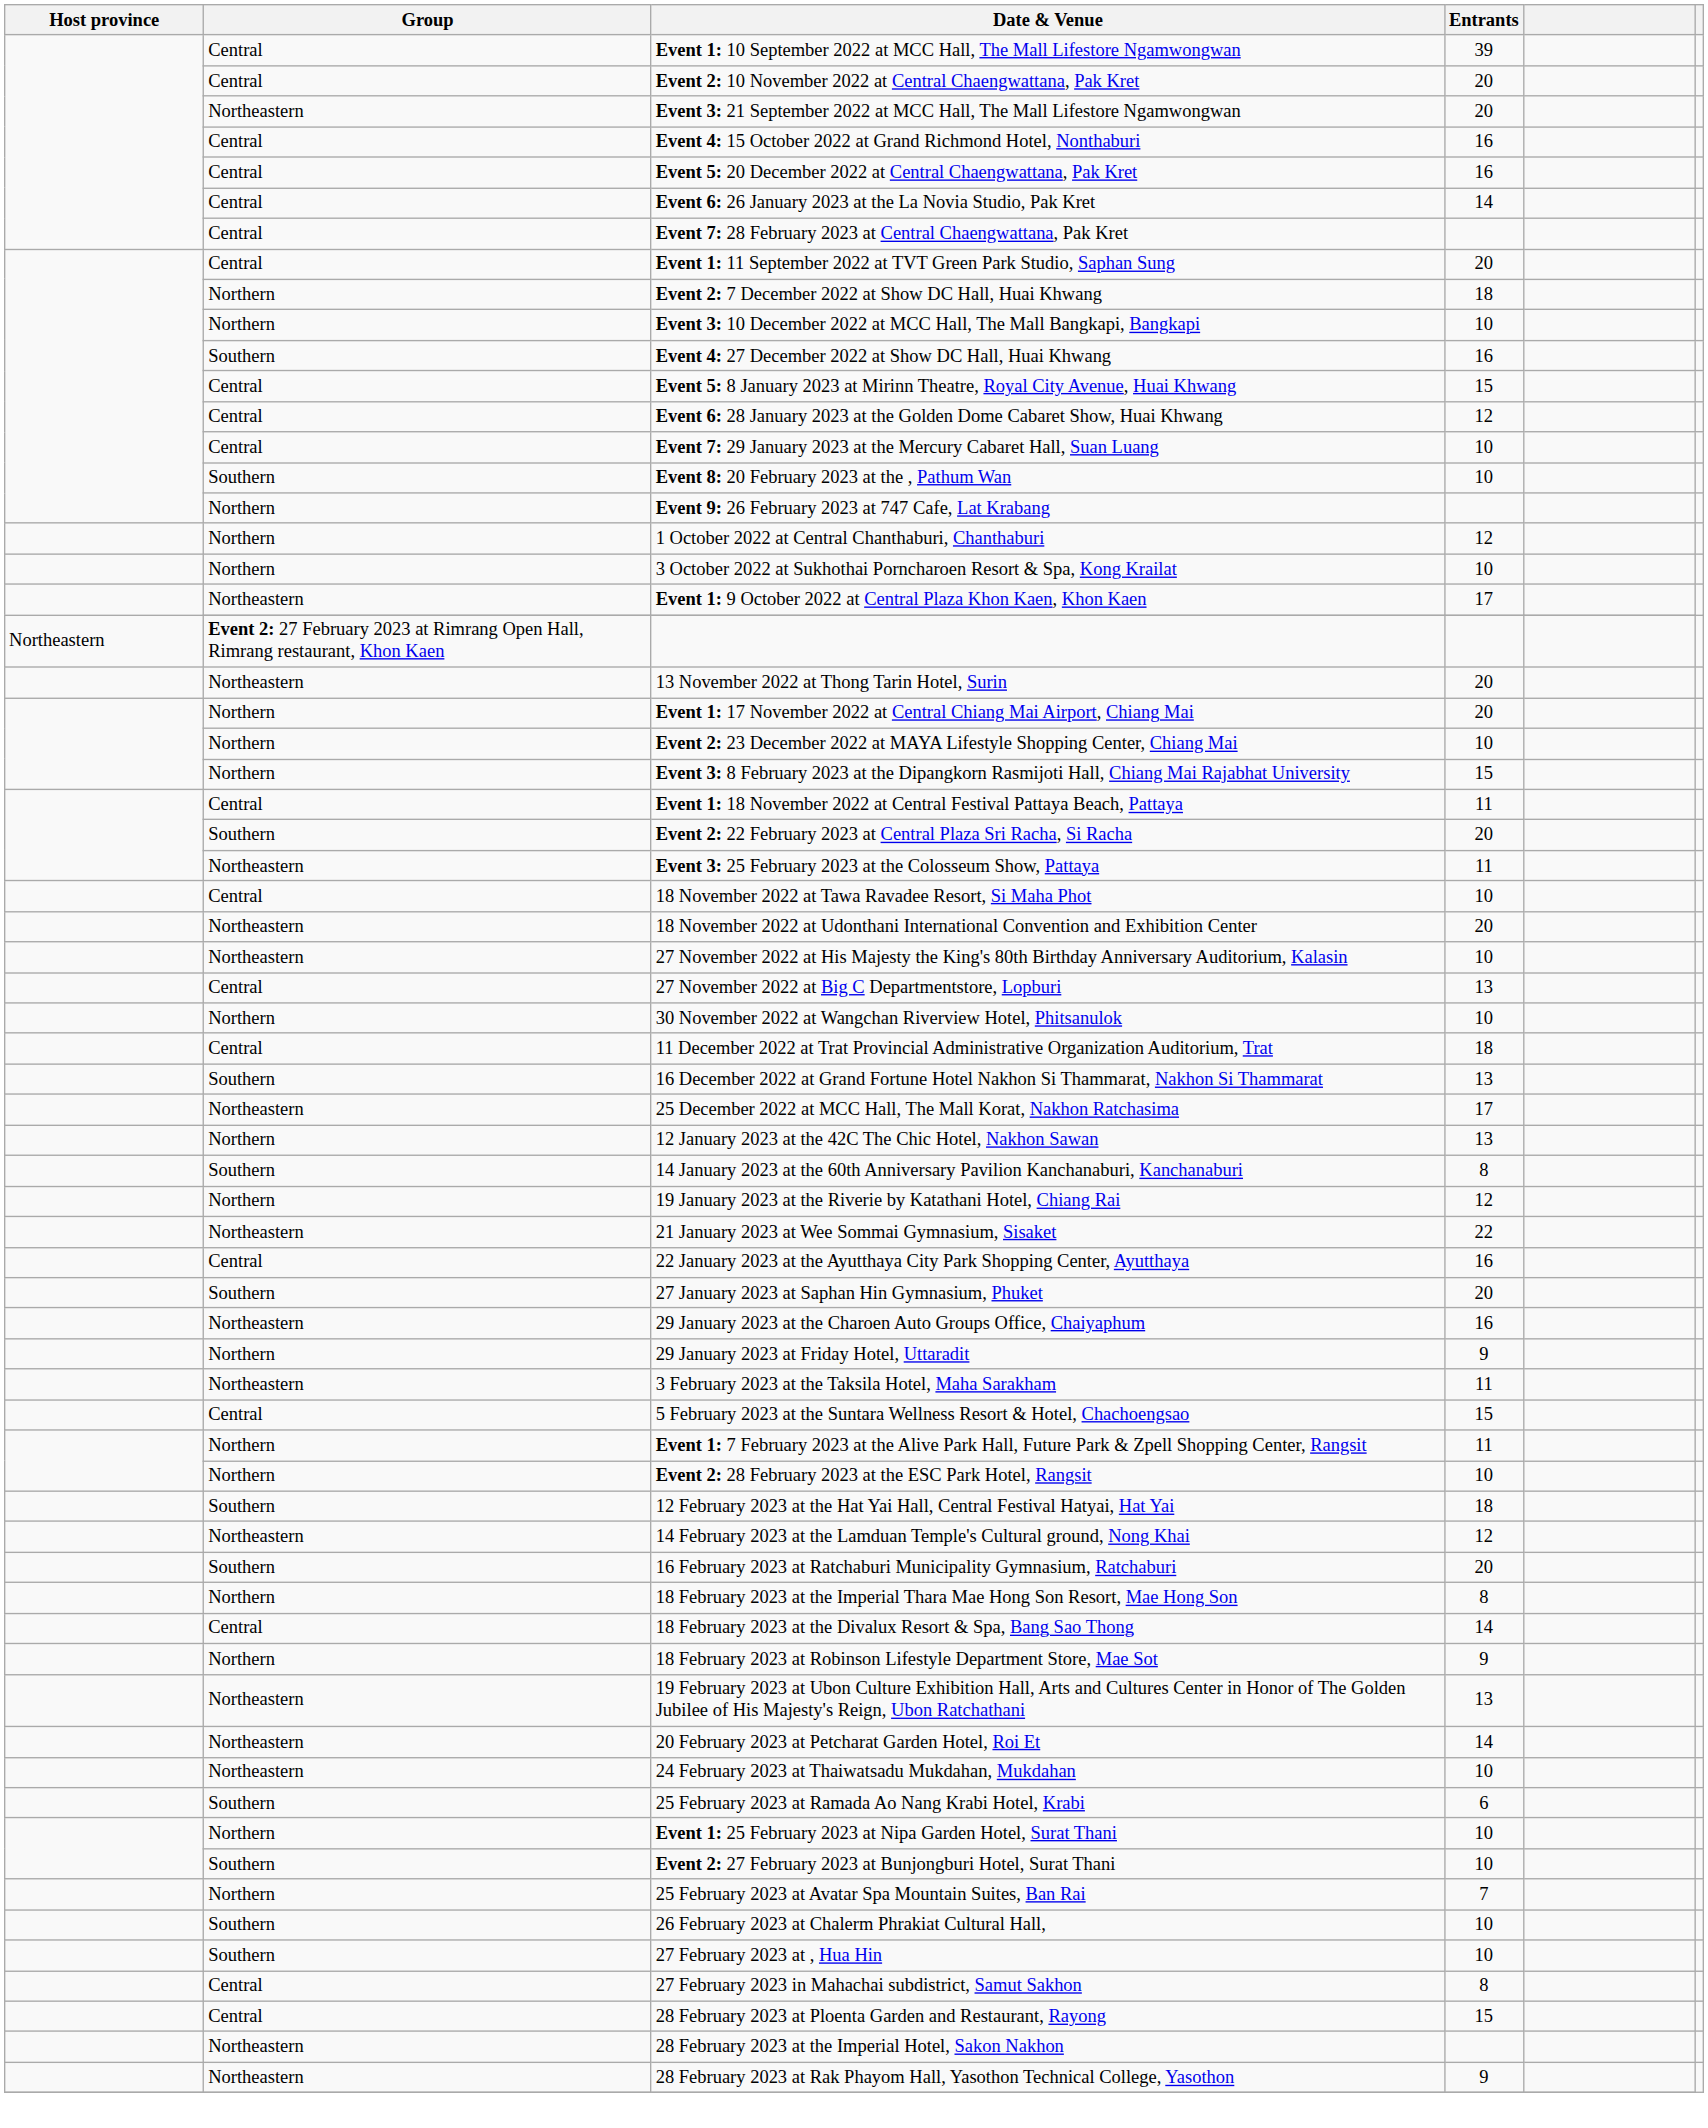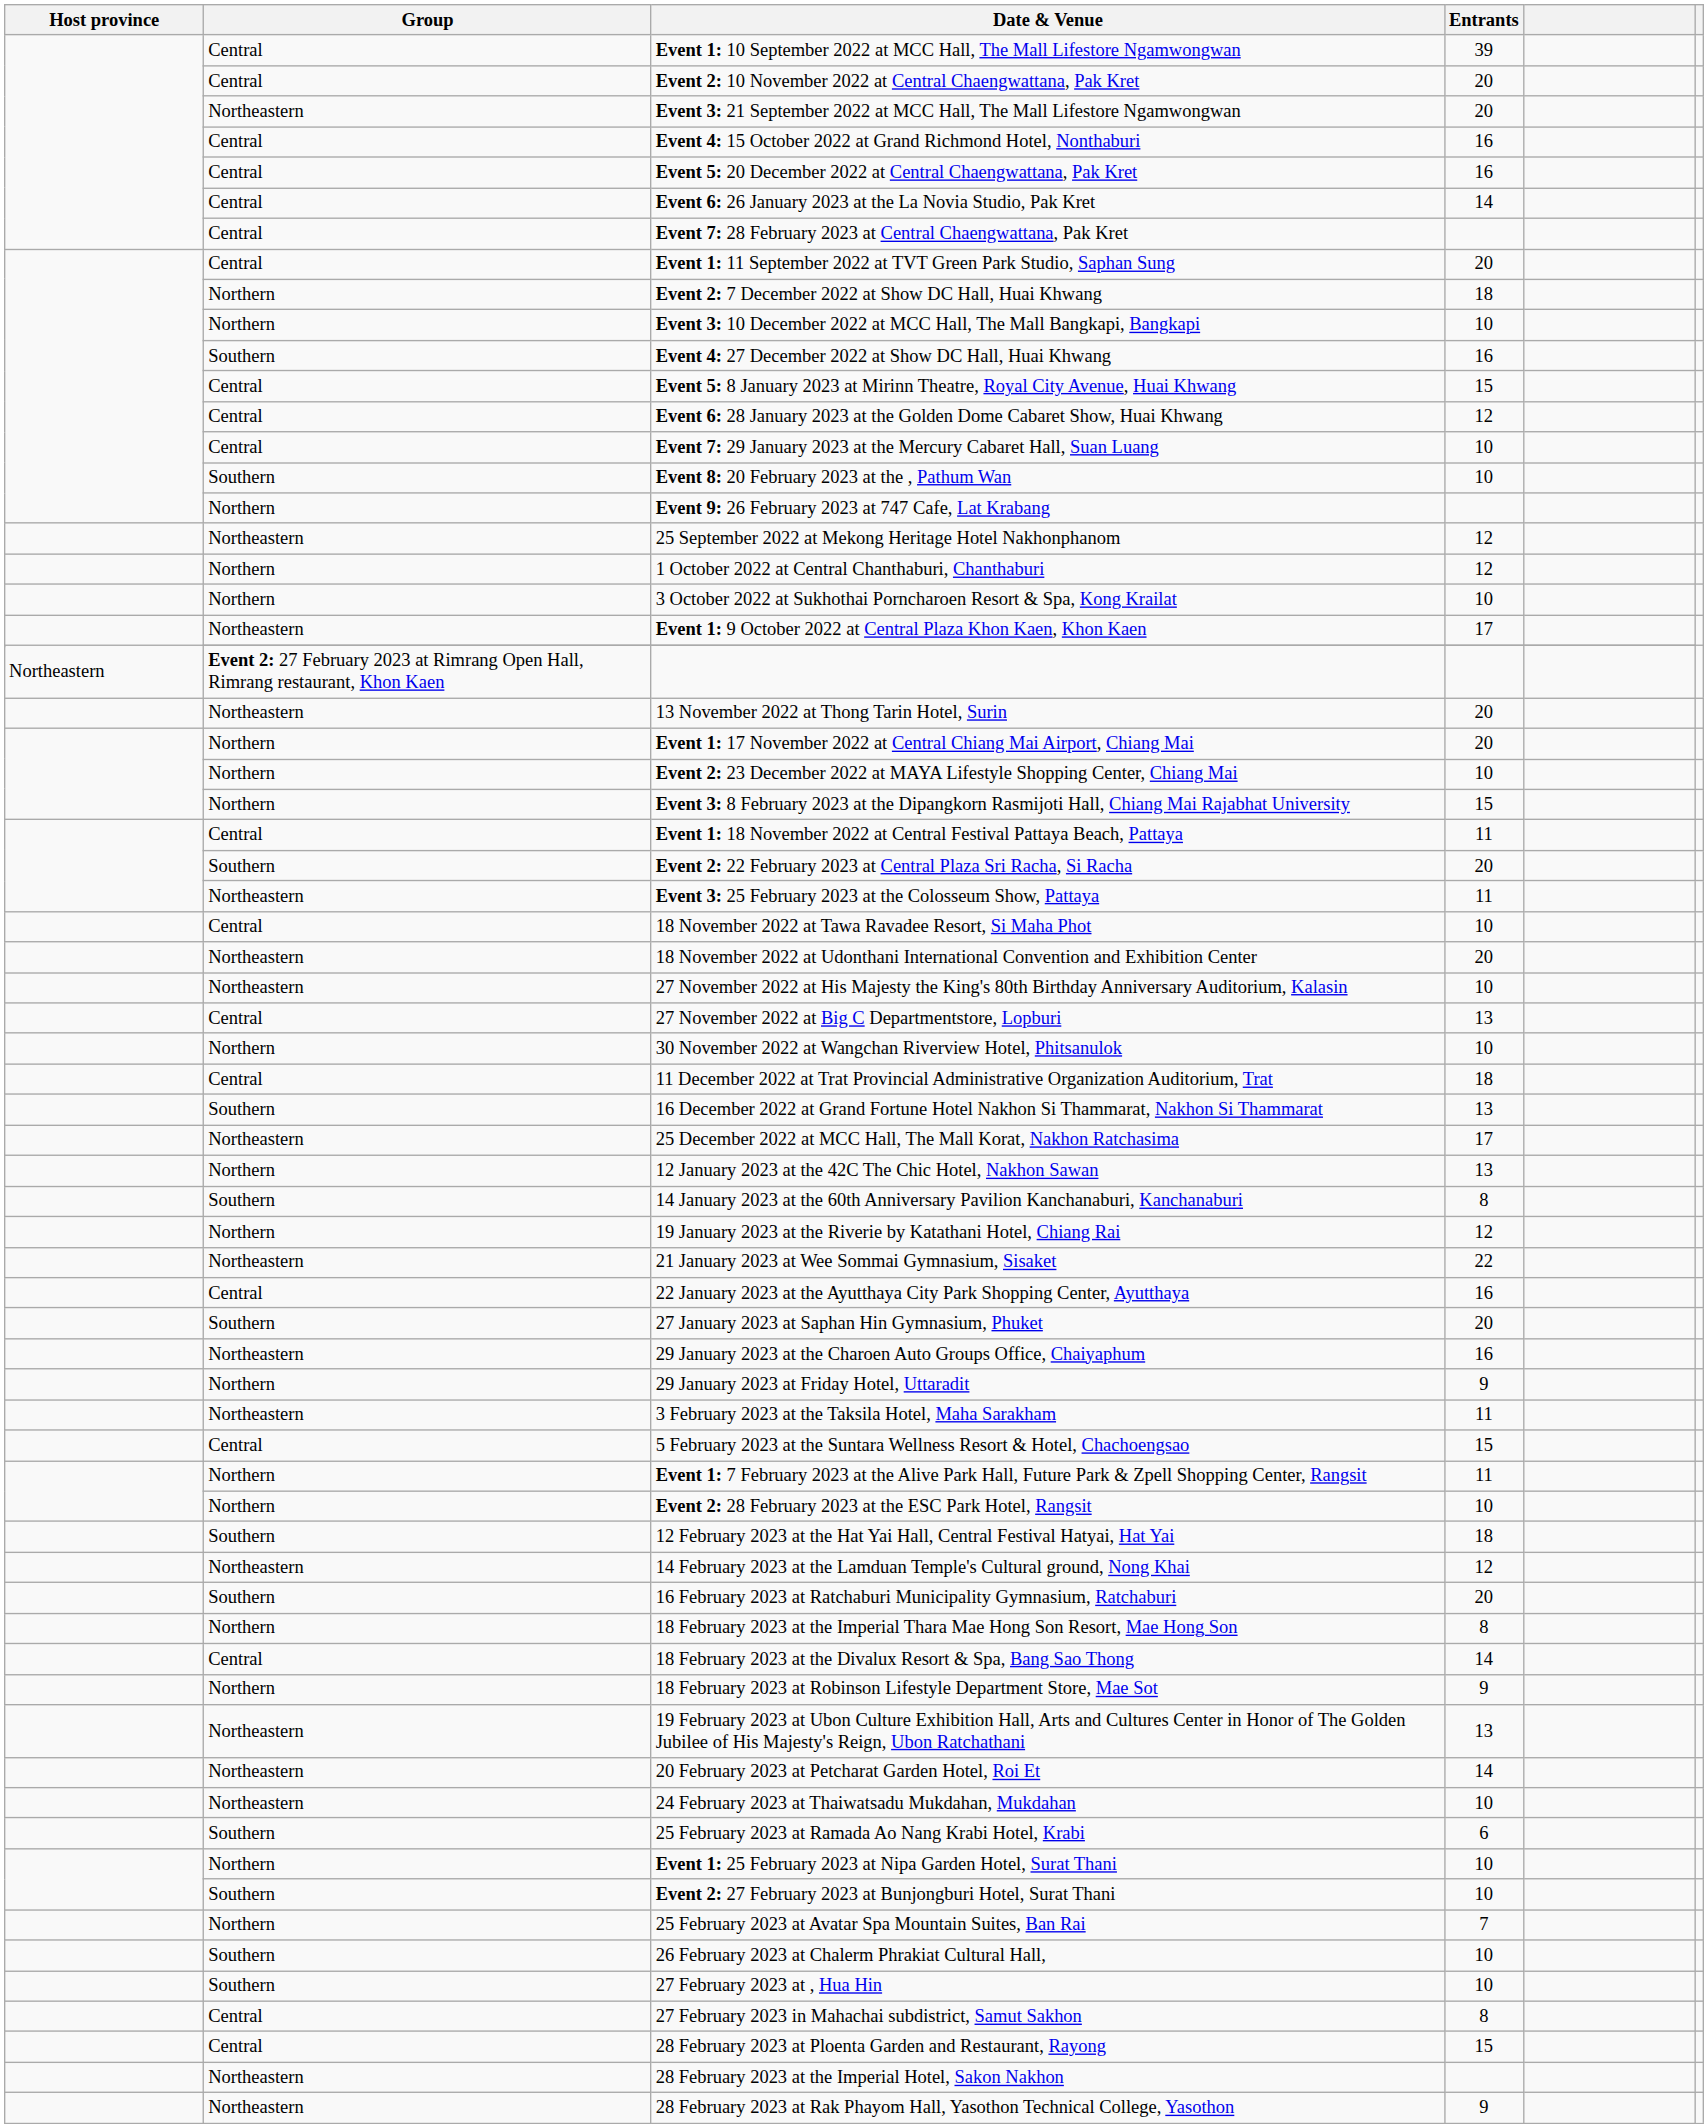+ row: (888, 538)
